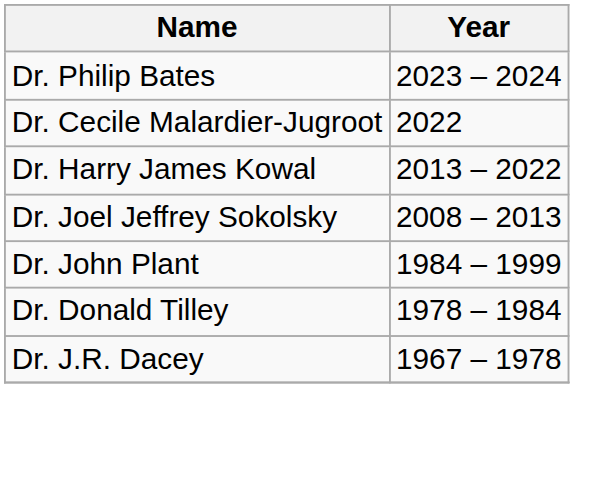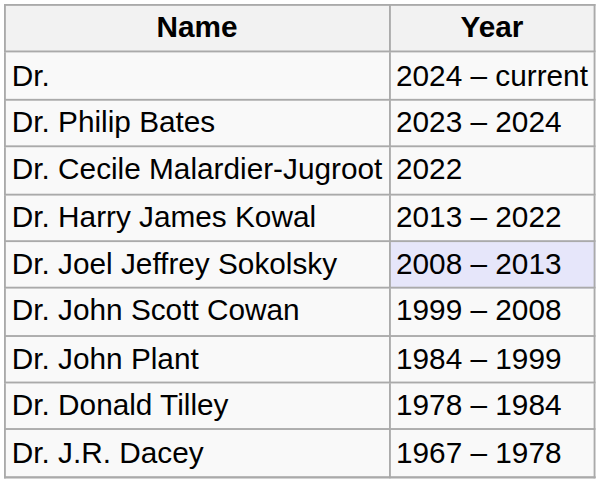+ row: (31, 75)
(479, 216) no background -> (479, 264) lavender background
+ row: (156, 311)
